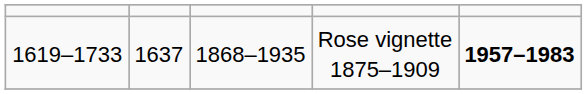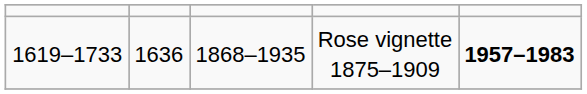(159, 54) 1637 -> (159, 54) 1636
